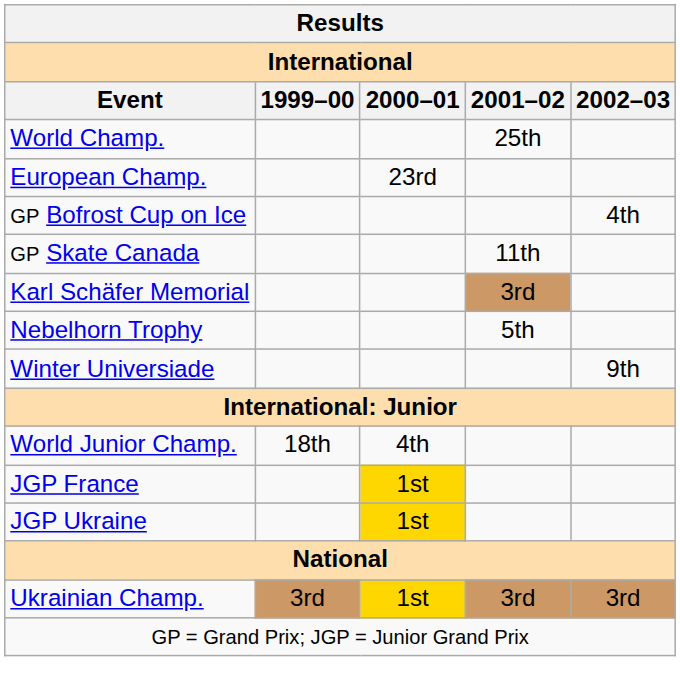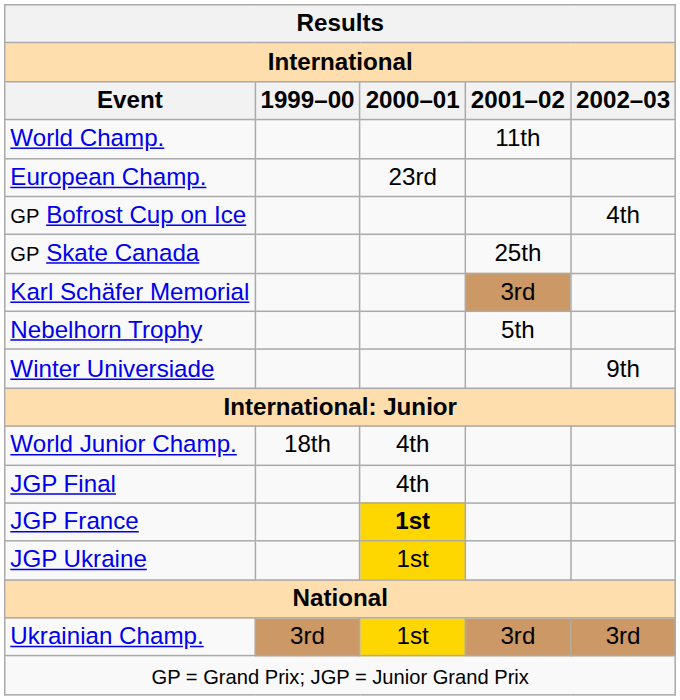(518, 138) 25th -> (518, 138) 11th
(518, 253) 11th -> (518, 253) 25th
+ row: (63, 483)
(413, 483) normal -> (413, 521) bold
